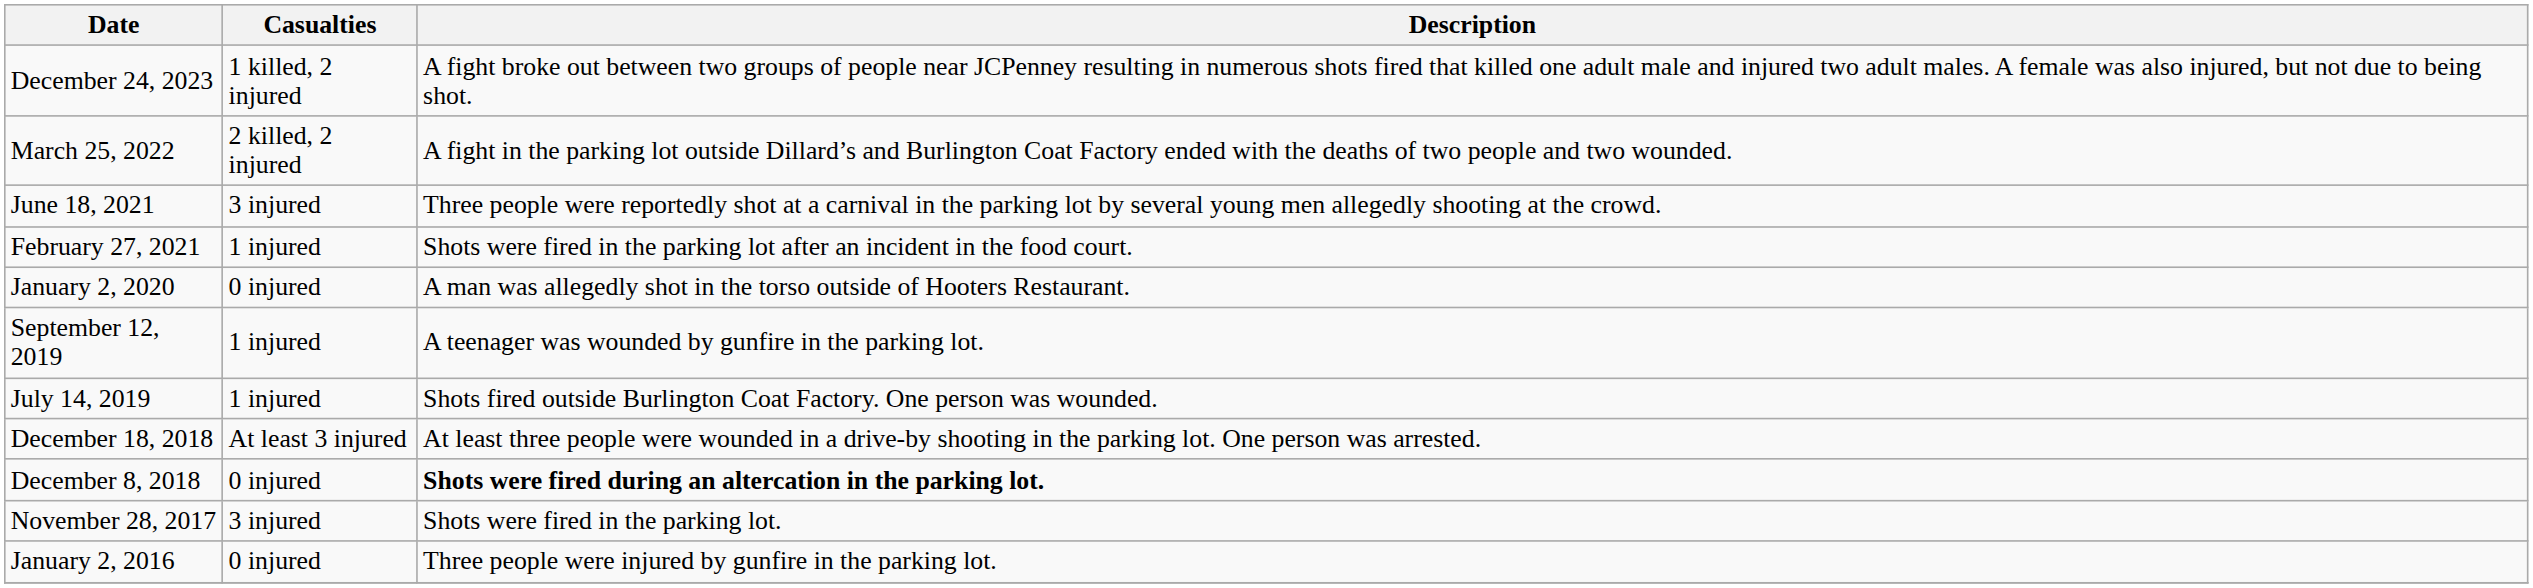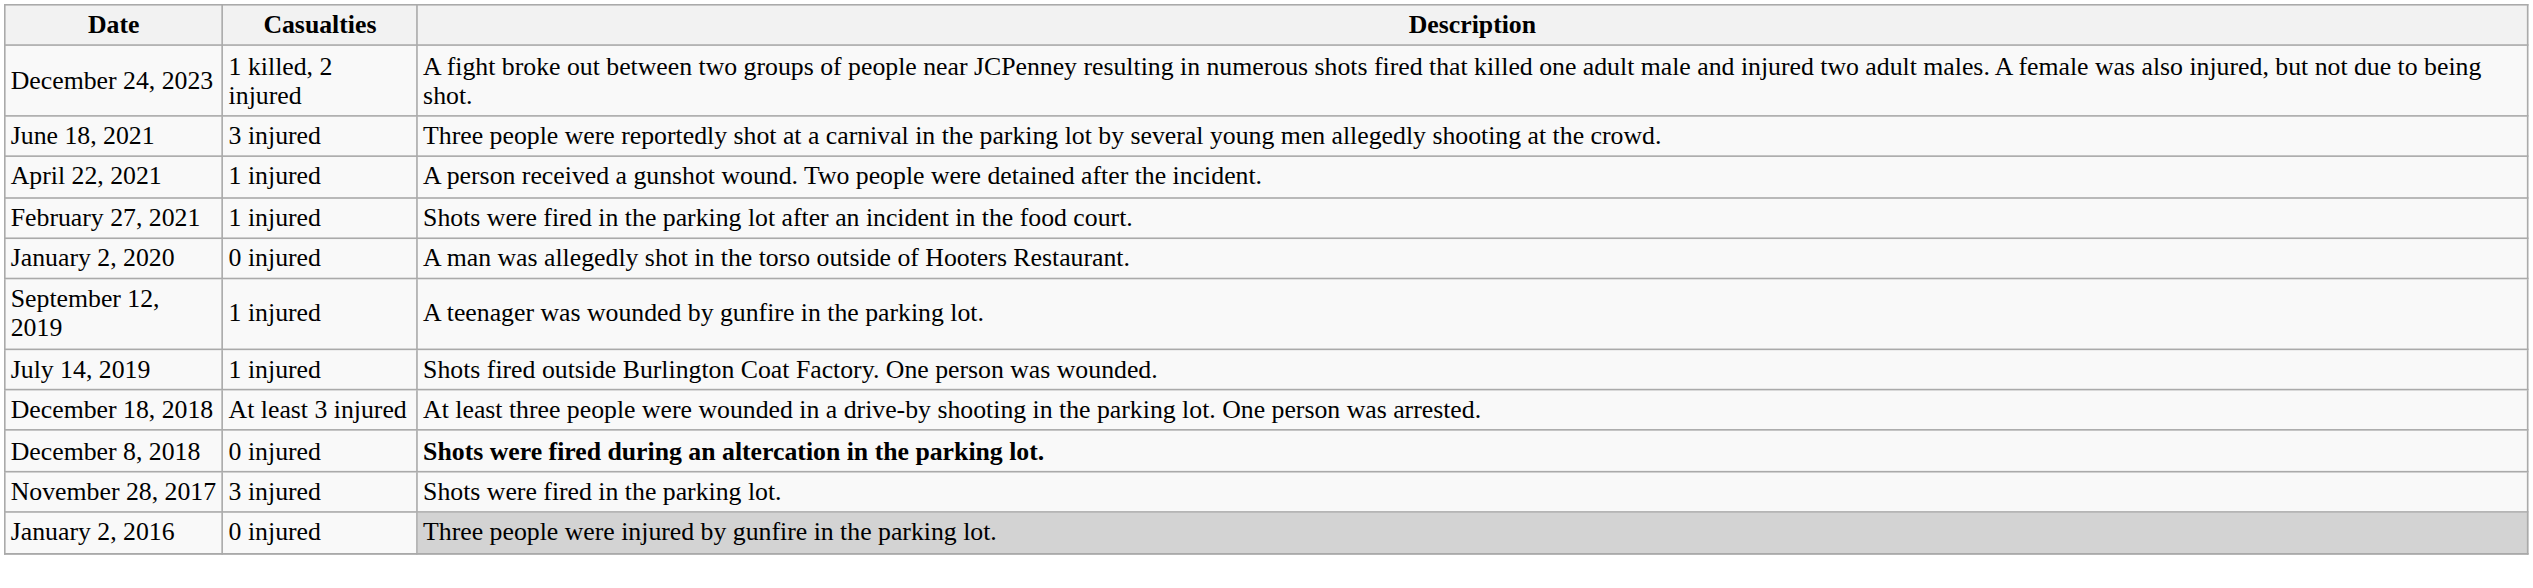- row: (93, 150)
+ row: (86, 176)
(710, 561) no background -> (710, 532) lightgrey background
